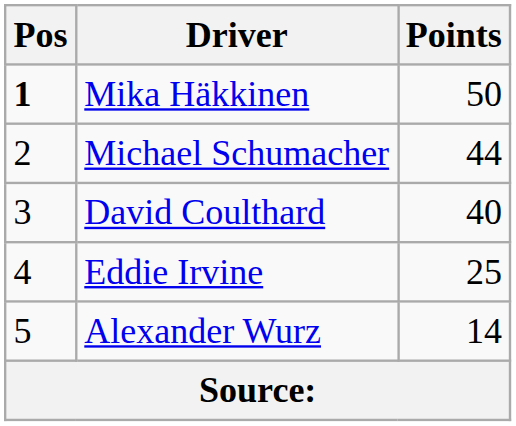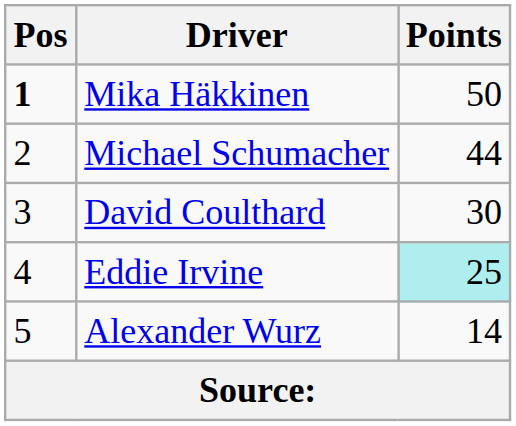(484, 212) 40 -> (484, 212) 30
(484, 271) no background -> (484, 271) paleturquoise background
